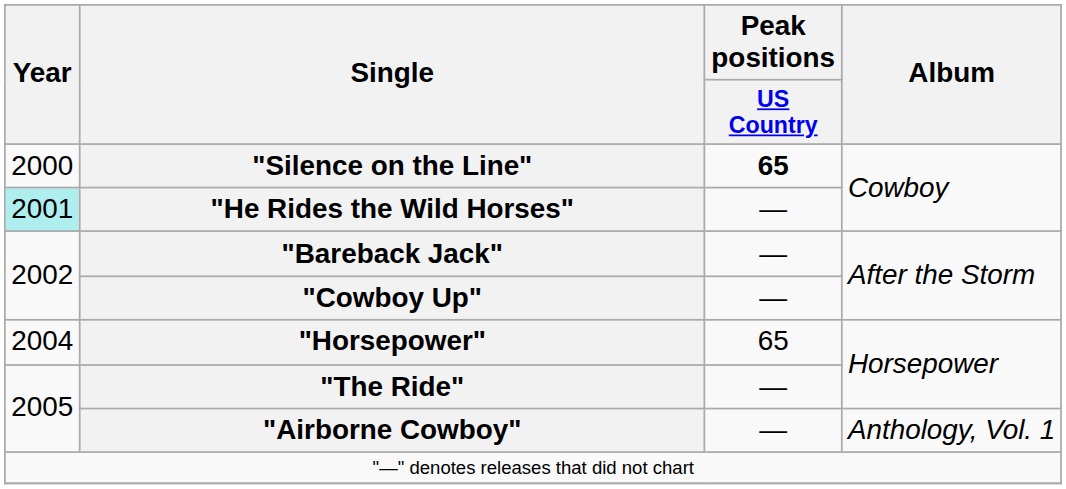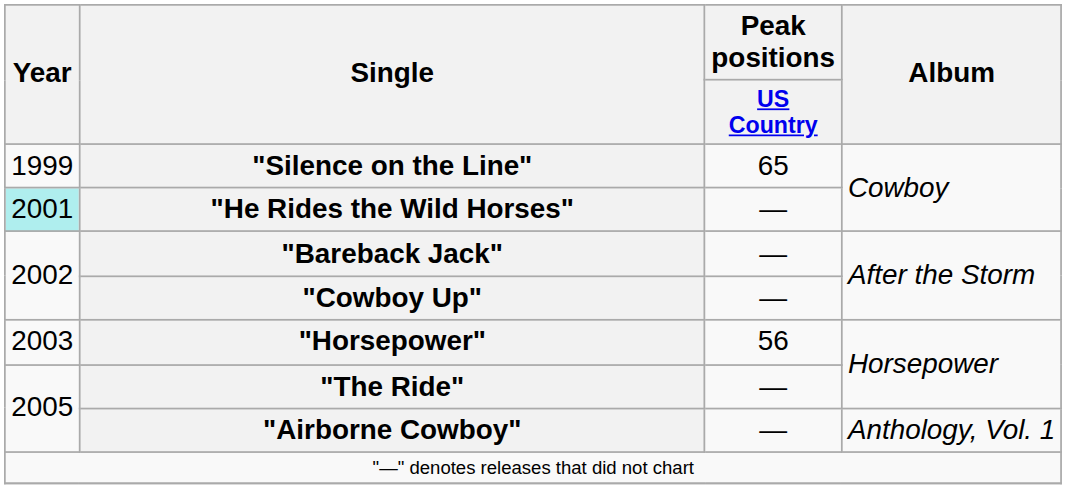(42, 165) 2000 -> (42, 165) 1999
(773, 165) bold -> (773, 165) normal
(42, 341) 2004 -> (42, 341) 2003
(773, 341) 65 -> (773, 341) 56
